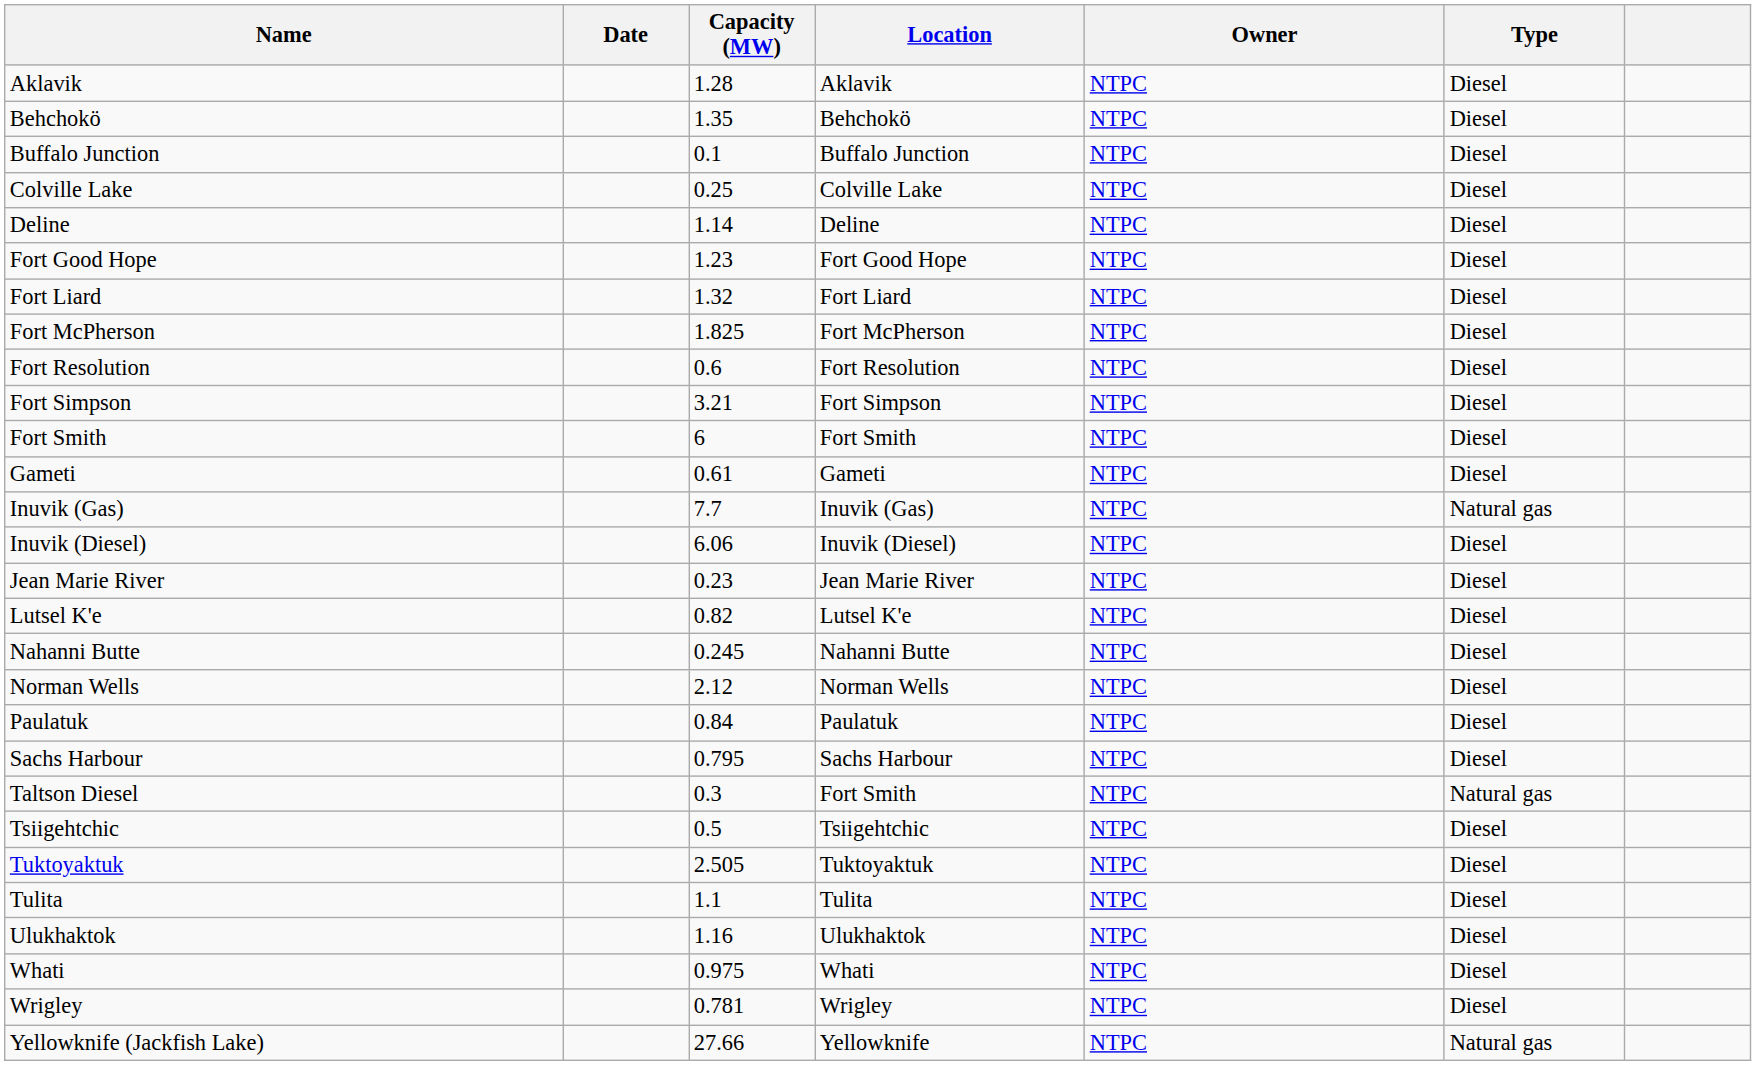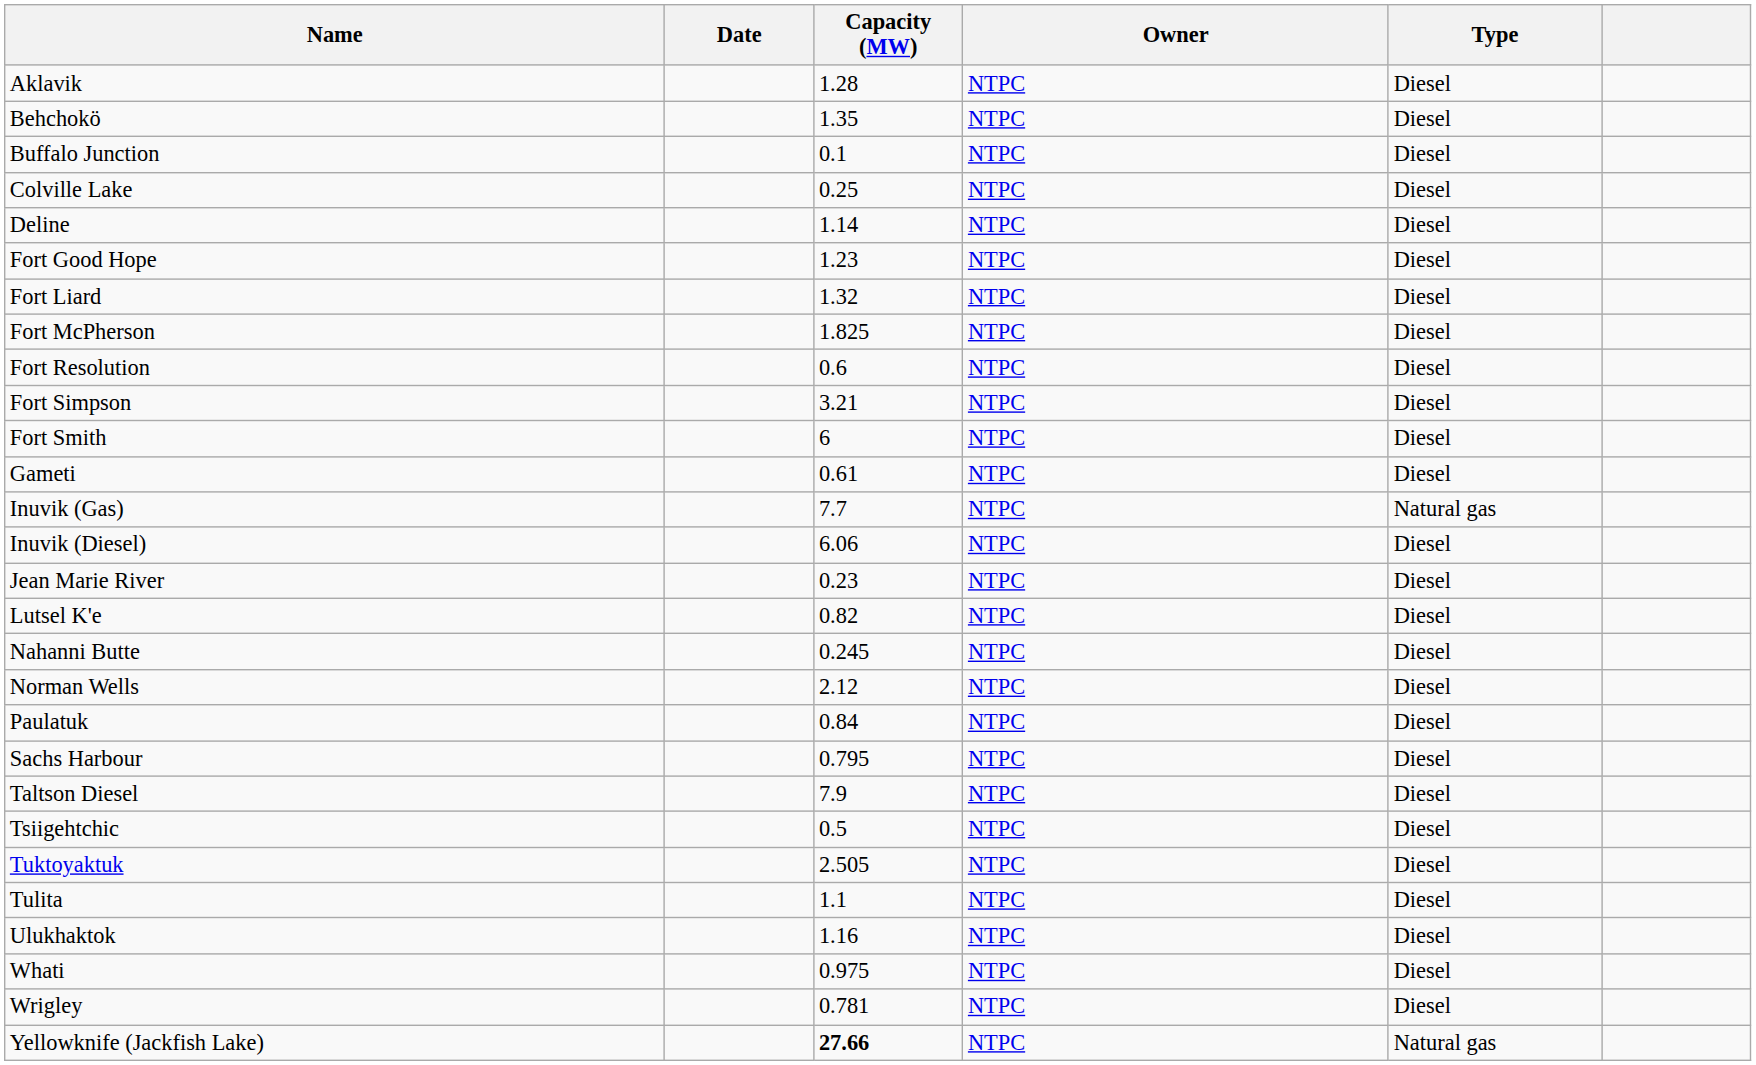- column: (950, 34)
(708, 793) 0.3 -> (833, 793) 7.9
(1501, 793) Natural gas -> (1422, 793) Diesel
(719, 1042) normal -> (844, 1042) bold
